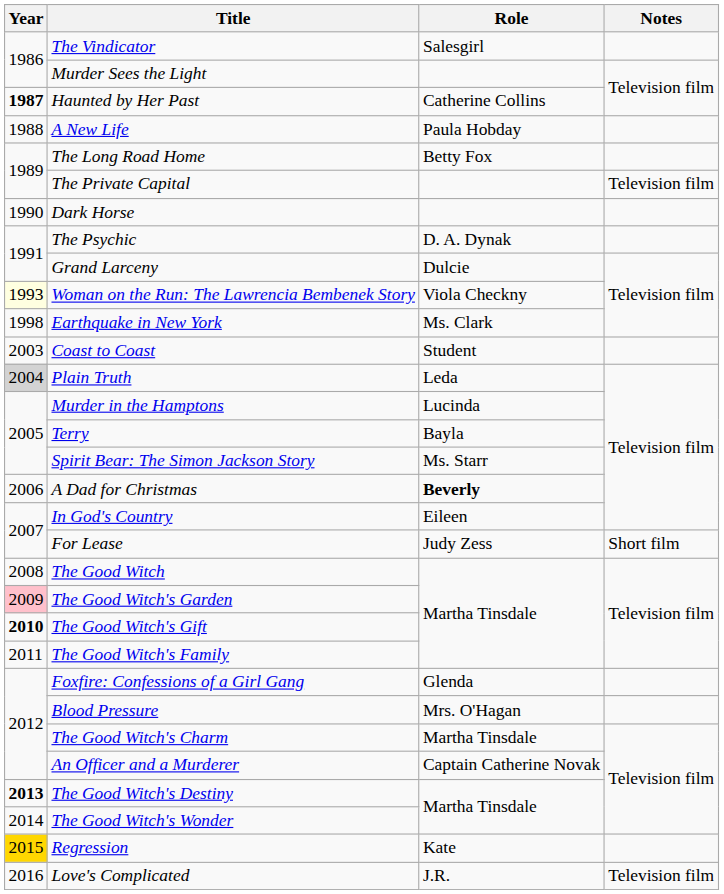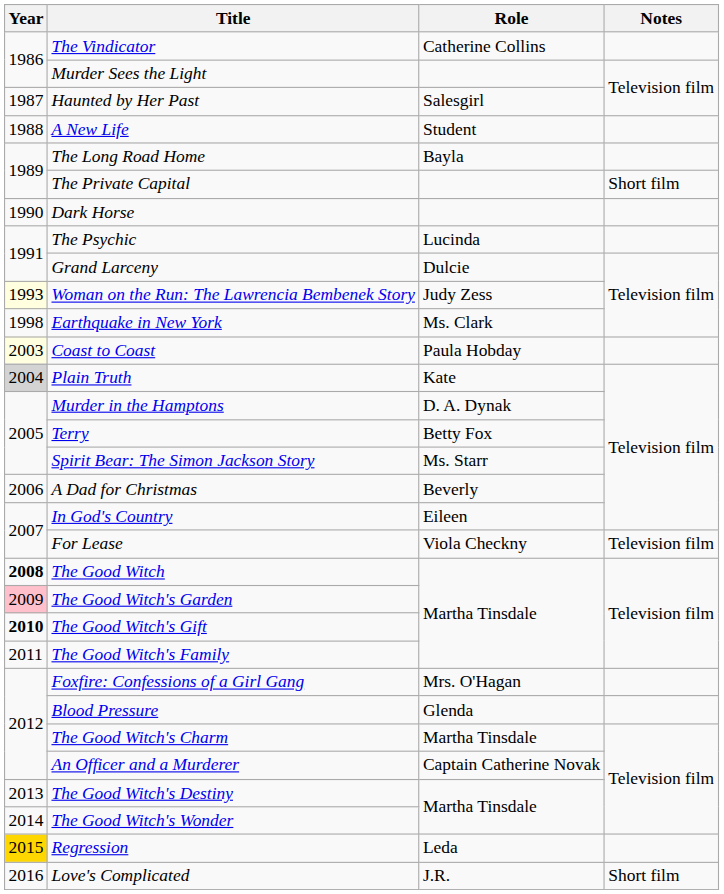(453, 45) Salesgirl -> (484, 45) Catherine Collins
(26, 101) bold -> (26, 101) normal
(484, 101) Catherine Collins -> (453, 101) Salesgirl
(472, 128) Paula Hobday -> (450, 128) Student
(458, 156) Betty Fox -> (443, 156) Bayla
(661, 184) Television film -> (644, 184) Short film
(467, 239) D. A. Dynak -> (452, 239) Lucinda
(475, 294) Viola Checkny -> (458, 294) Judy Zess
(26, 350) no background -> (26, 350) lightyellow background
(450, 350) Student -> (472, 350) Paula Hobday
(440, 377) Leda -> (439, 377) Kate
(452, 405) Lucinda -> (467, 405) D. A. Dynak
(443, 433) Bayla -> (458, 433) Betty Fox
(452, 488) bold -> (451, 488) normal
(458, 543) Judy Zess -> (475, 543) Viola Checkny
(644, 543) Short film -> (661, 543) Television film
(26, 571) normal -> (26, 571) bold
(448, 682) Glenda -> (472, 682) Mrs. O'Hagan
(472, 709) Mrs. O'Hagan -> (448, 709) Glenda
(26, 792) bold -> (26, 792) normal
(439, 848) Kate -> (440, 848) Leda
(661, 875) Television film -> (644, 875) Short film
